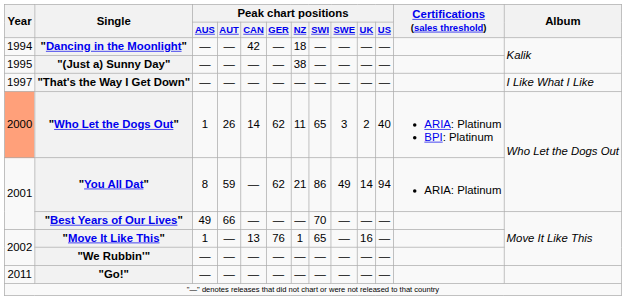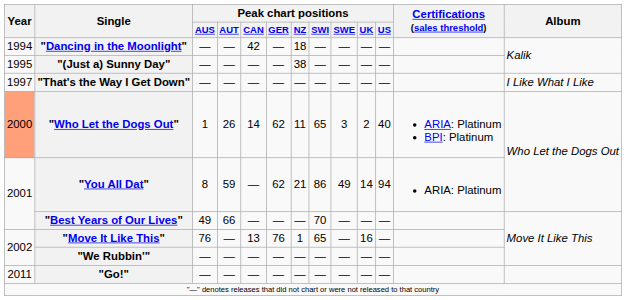(205, 238) 1 -> (205, 238) 76
